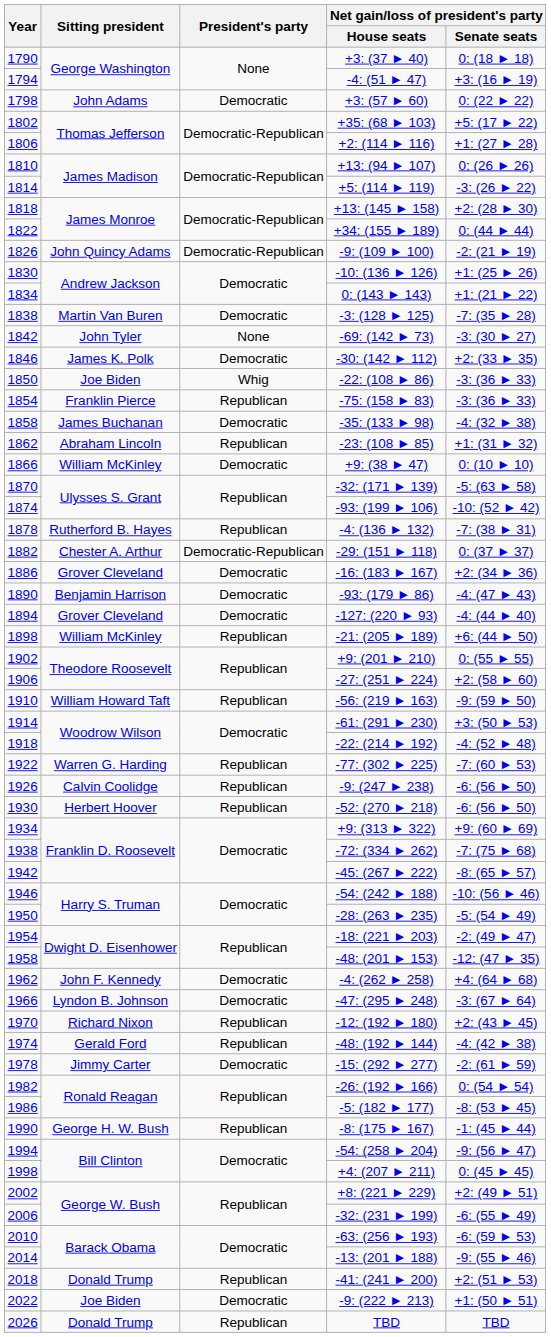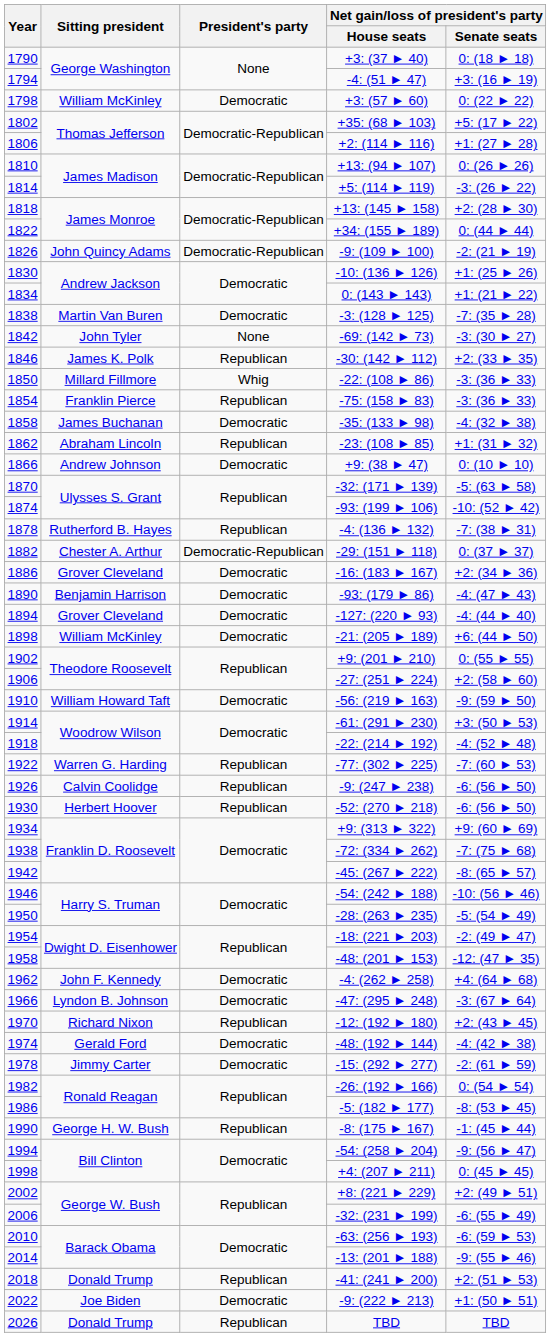(110, 101) John Adams -> (110, 101) William McKinley
(253, 358) Democratic -> (253, 358) Republican
(110, 379) Joe Biden -> (110, 379) Millard Fillmore
(110, 465) William McKinley -> (110, 465) Andrew Johnson
(253, 636) Republican -> (253, 636) Democratic
(253, 701) Republican -> (253, 701) Democratic
(253, 1043) Republican -> (253, 1043) Democratic
